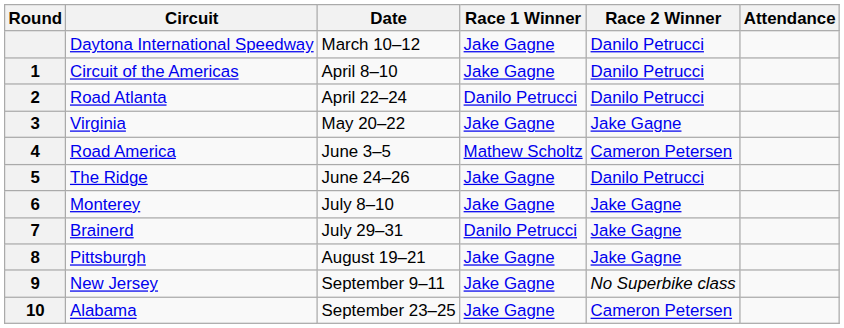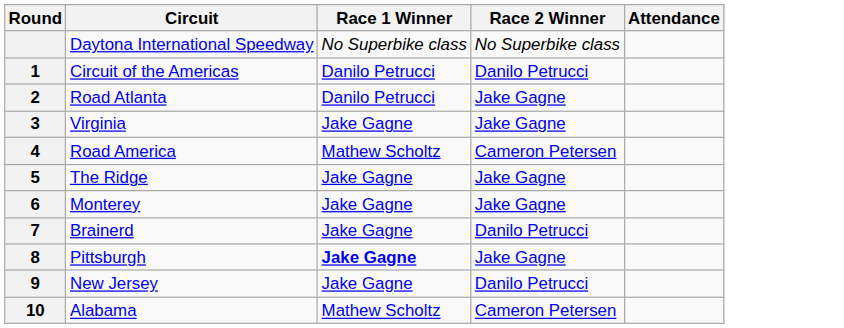- column: (389, 18)
(509, 44) Jake Gagne -> (394, 44) No Superbike class
(647, 44) Danilo Petrucci -> (547, 44) No Superbike class
(509, 71) Jake Gagne -> (378, 71) Danilo Petrucci
(647, 97) Danilo Petrucci -> (520, 97) Jake Gagne
(647, 177) Danilo Petrucci -> (520, 177) Jake Gagne
(520, 230) Danilo Petrucci -> (367, 230) Jake Gagne
(636, 230) Jake Gagne -> (532, 230) Danilo Petrucci
(509, 257) normal -> (369, 257) bold
(663, 283) No Superbike class -> (532, 283) Danilo Petrucci
(509, 310) Jake Gagne -> (381, 310) Mathew Scholtz
